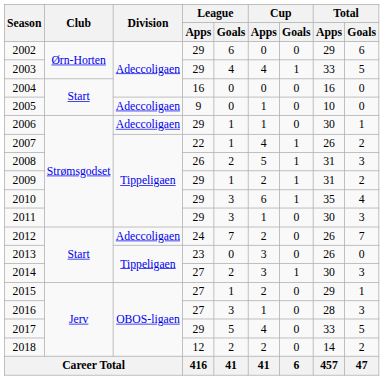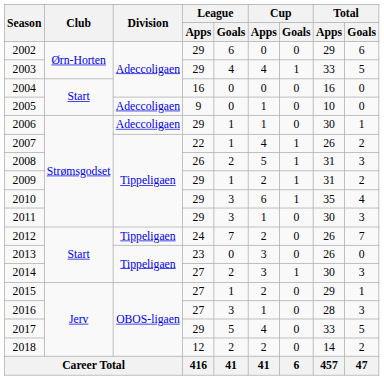(148, 236) Adeccoligaen -> (148, 236) Tippeligaen
